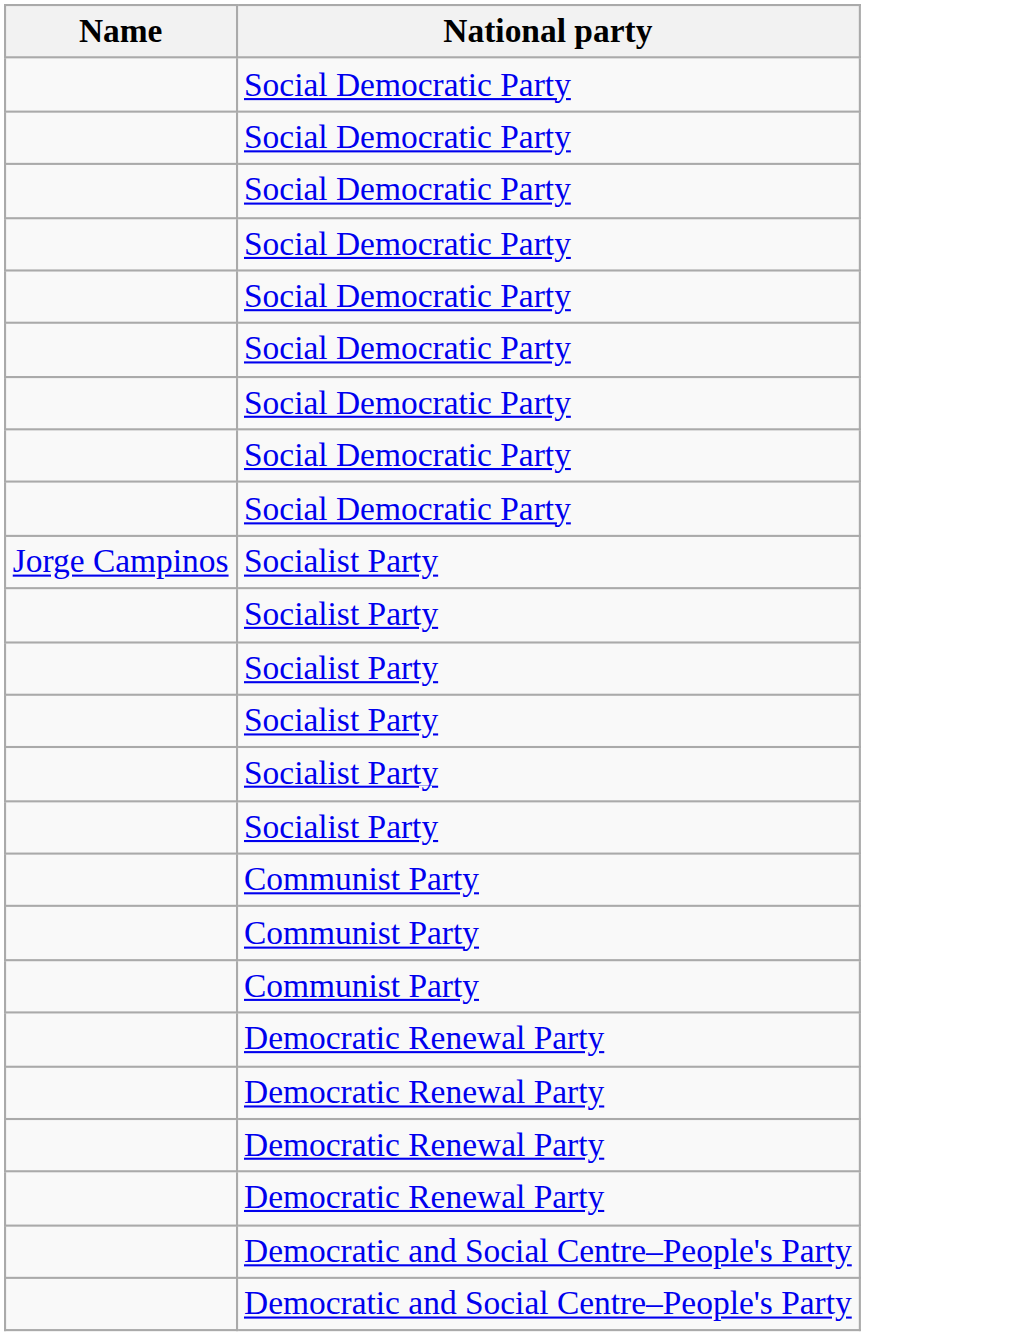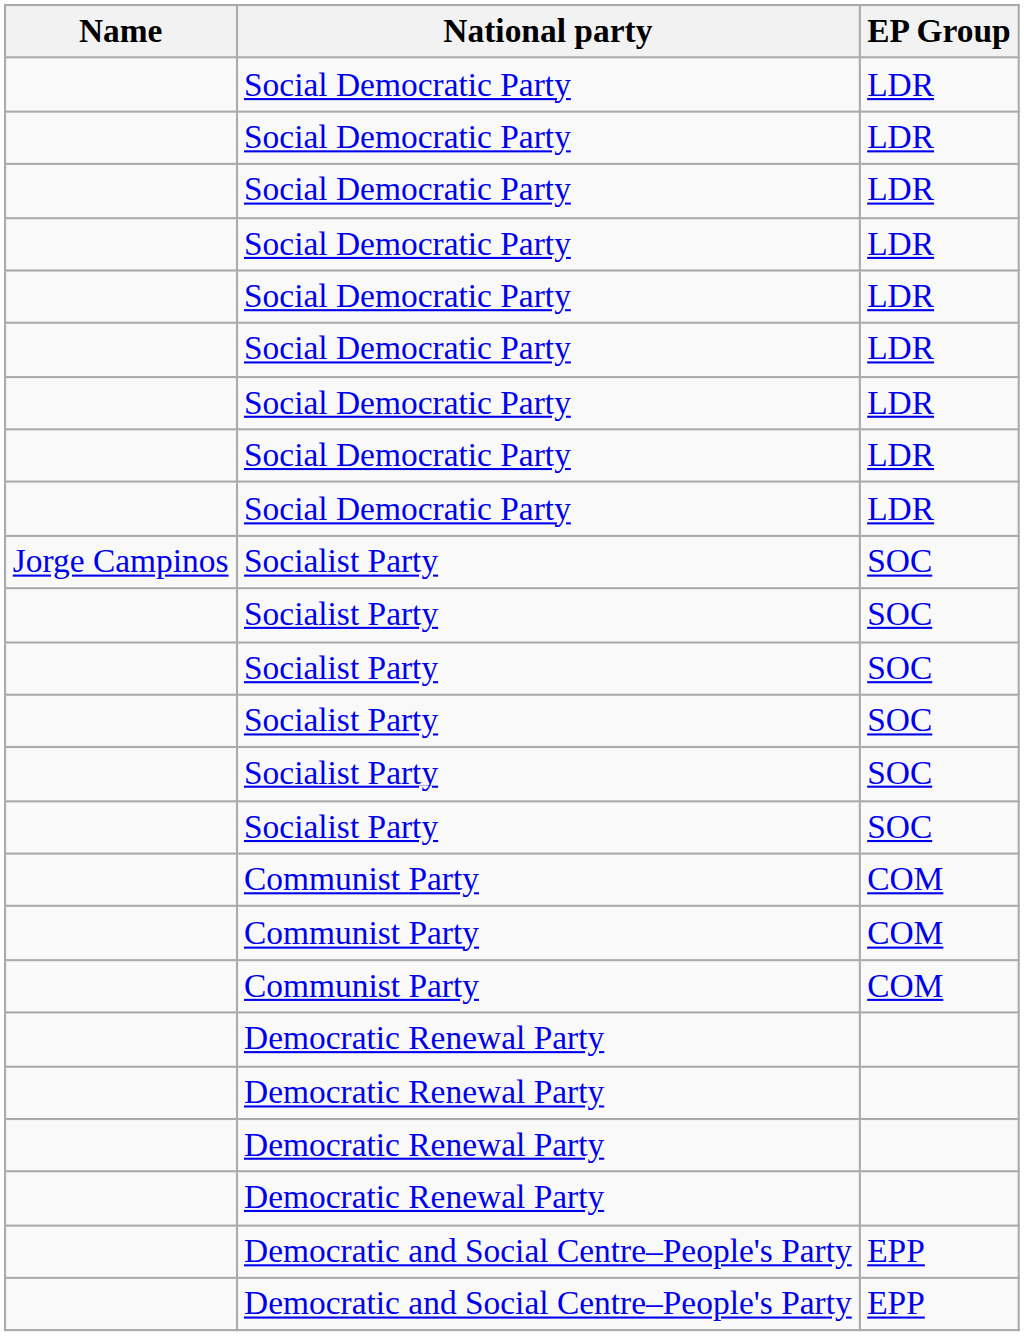+ column: (939, 31)
